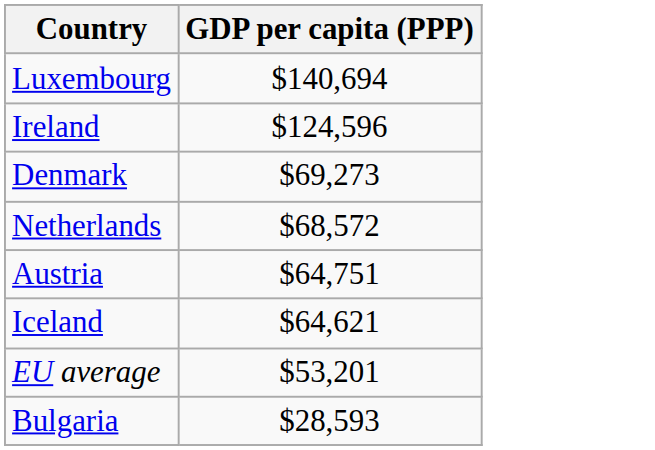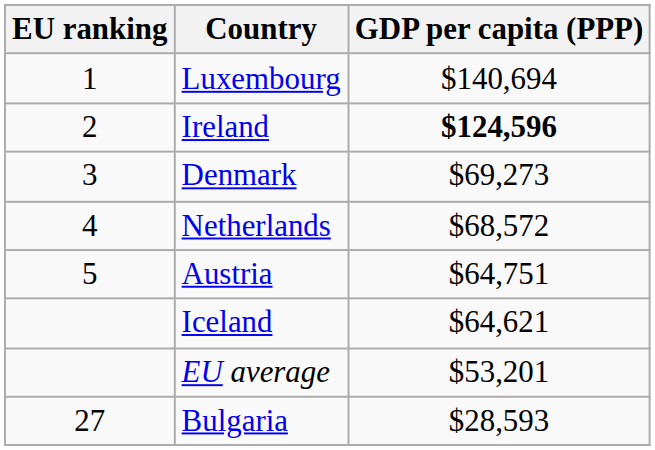+ column: (90, 28)
(329, 126) normal -> (499, 126) bold
